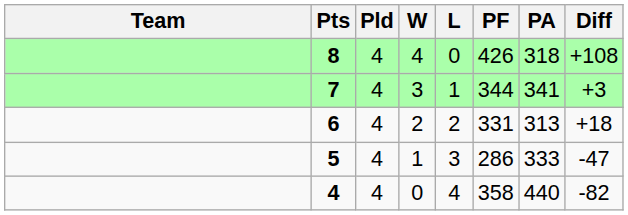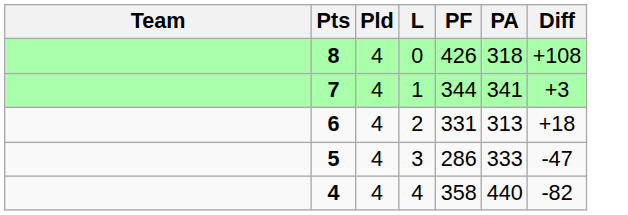- column: (417, 21)
